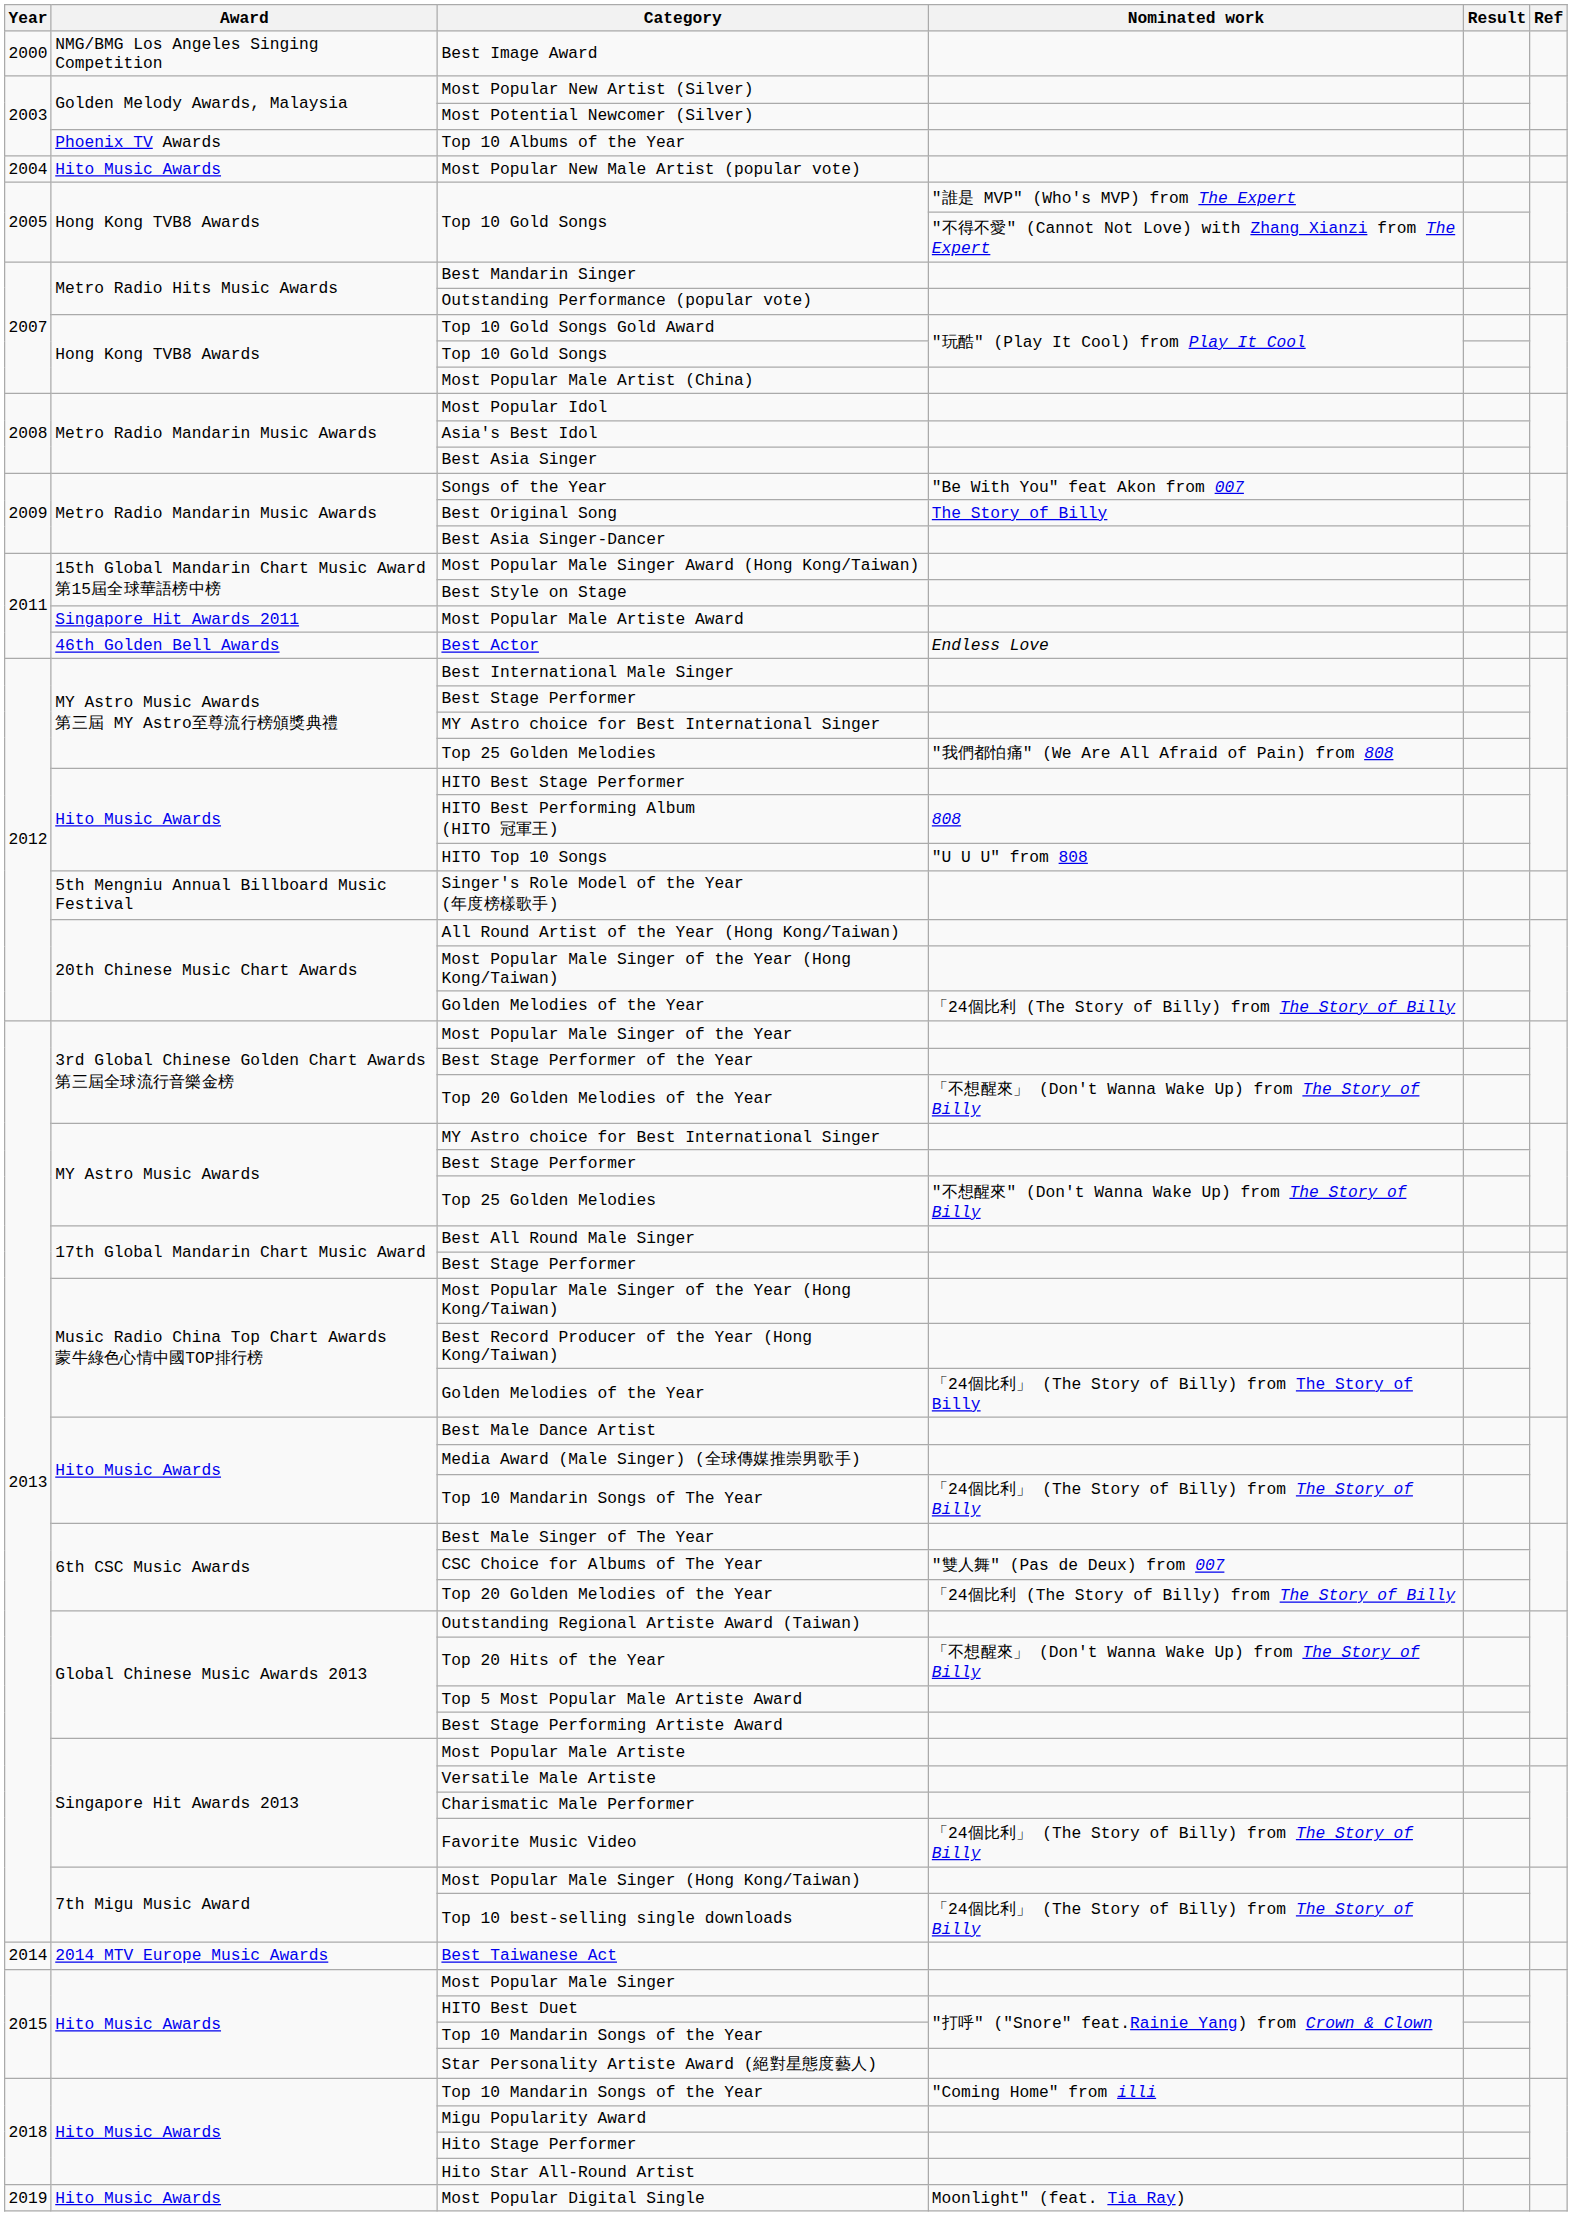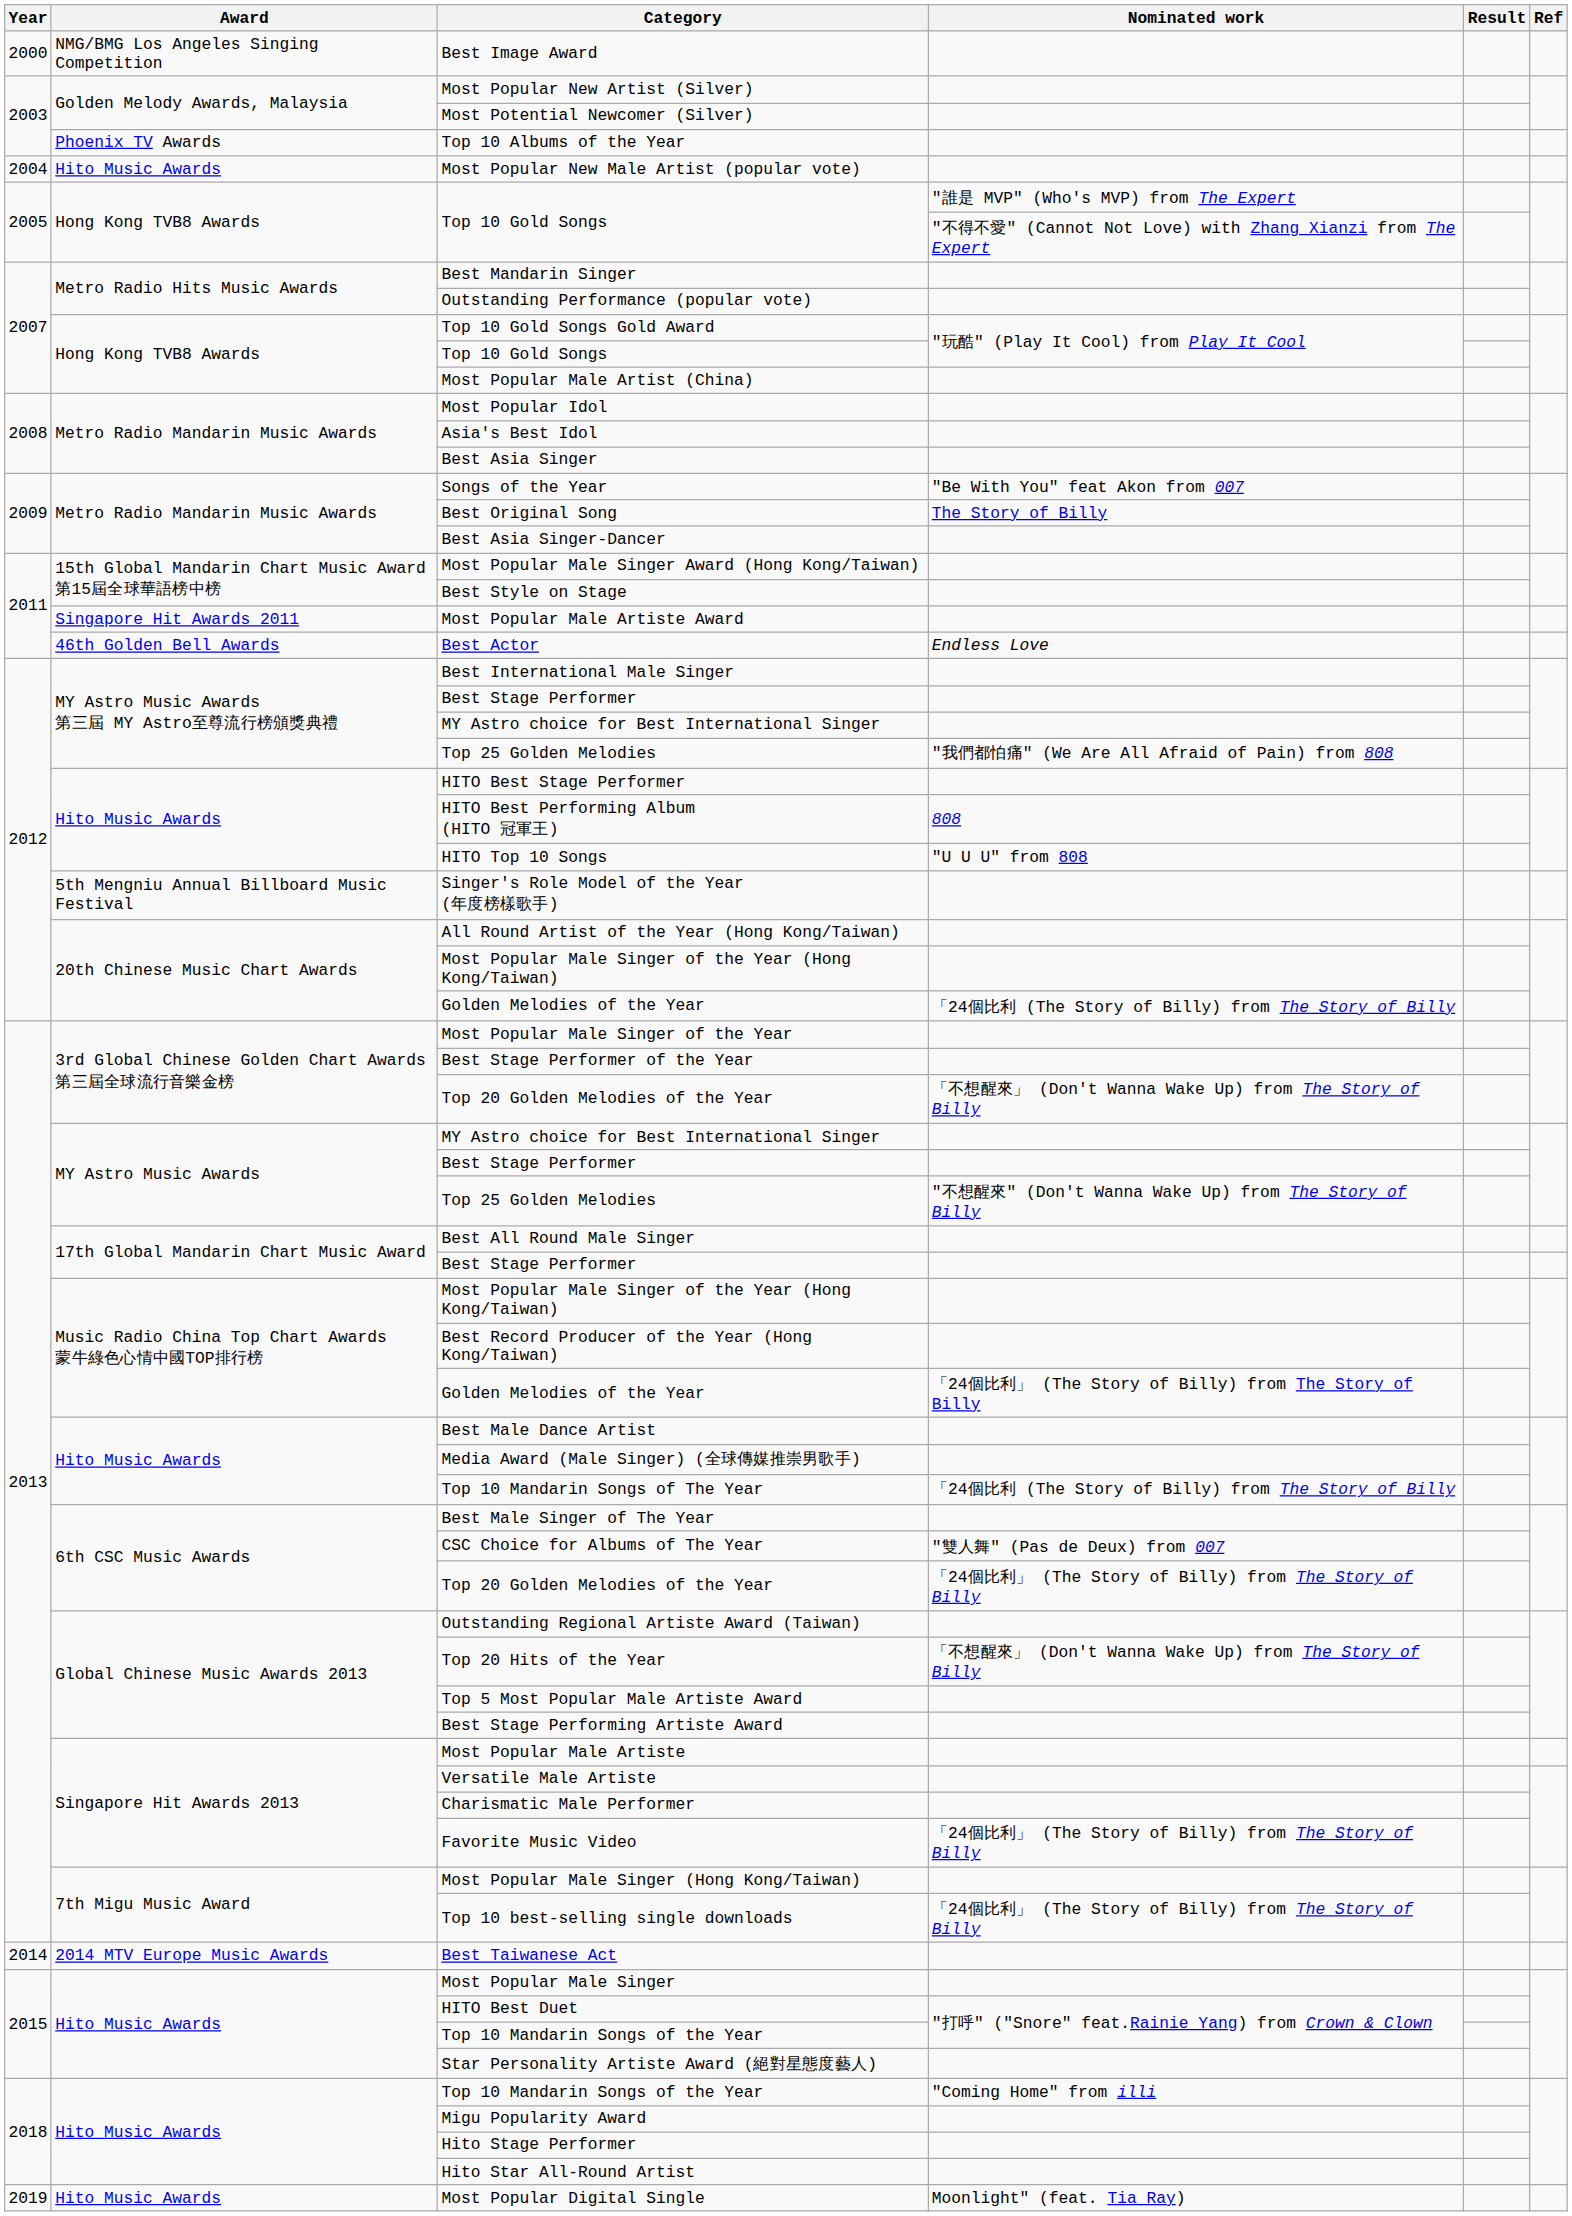(1172, 1500) 「24個比利」 (The Story of Billy) from The Story of Billy -> (1194, 1490) 「24個比利 (The Story of Billy) from The Story of Billy
(1194, 1596) 「24個比利 (The Story of Billy) from The Story of Billy -> (1172, 1587) 「24個比利」 (The Story of Billy) from The Story of Billy
